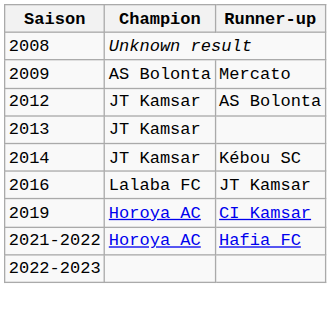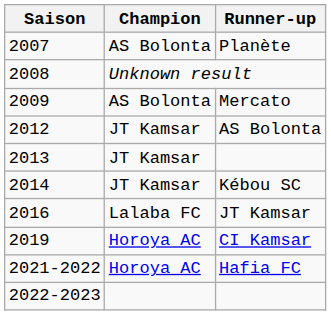+ row: (29, 46)
